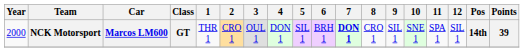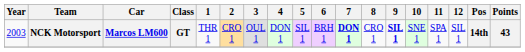(16, 33) 2000 -> (16, 33) 2003
(395, 33) normal -> (395, 33) bold
(504, 33) 39 -> (505, 33) 43
